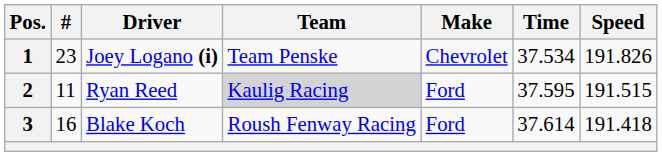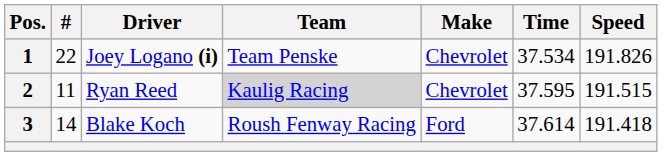(66, 56) 23 -> (66, 56) 22
(445, 90) Ford -> (467, 90) Chevrolet
(66, 124) 16 -> (66, 124) 14
